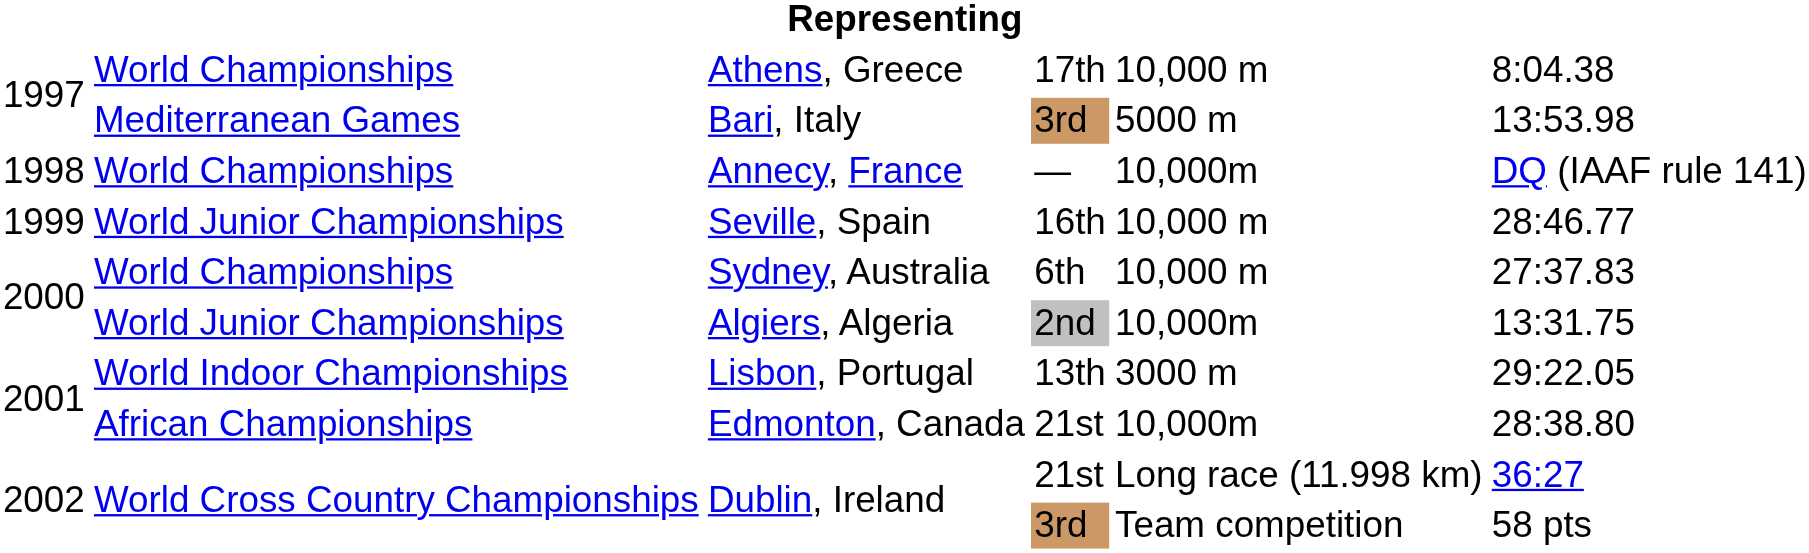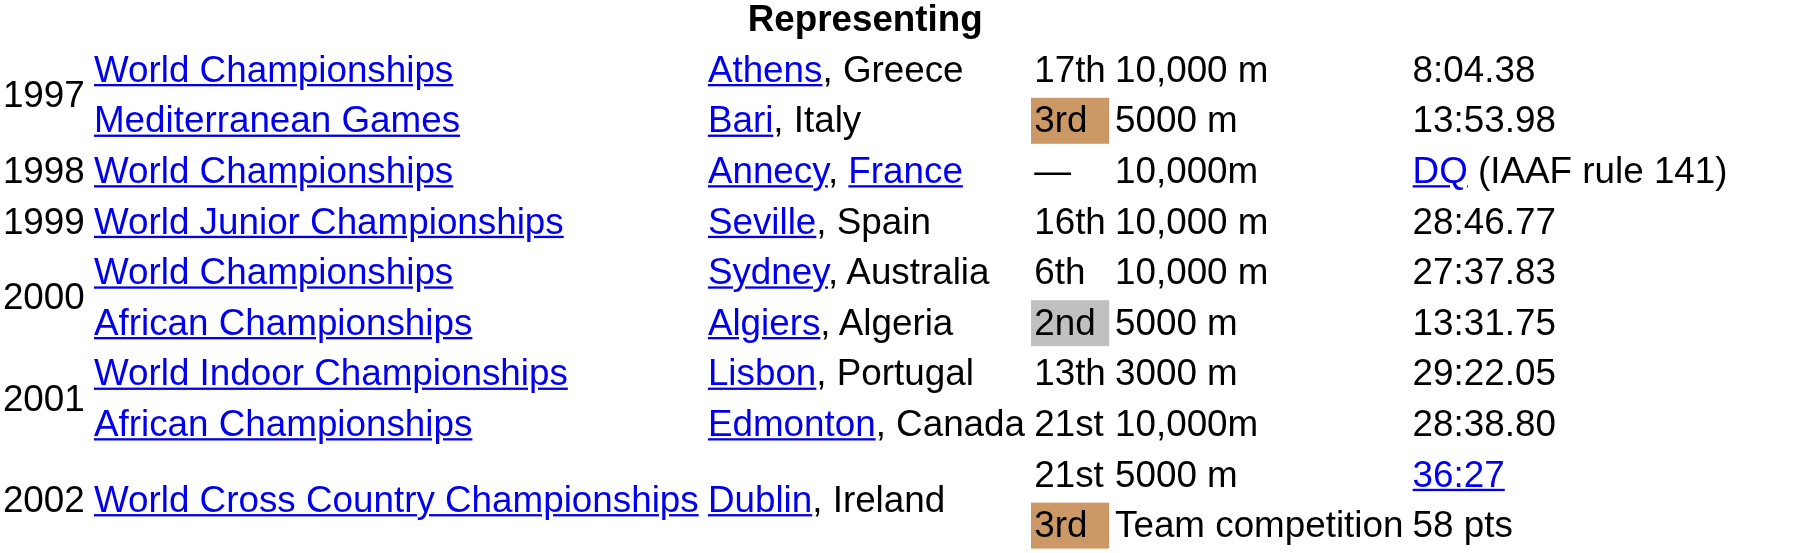(329, 322) World Junior Championships -> (283, 322) African Championships
(1187, 322) 10,000m -> (1176, 322) 5000 m
(1299, 474) Long race (11.998 km) -> (1176, 474) 5000 m
